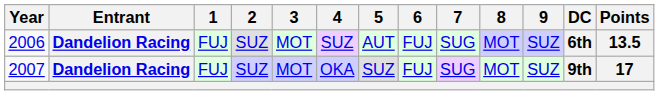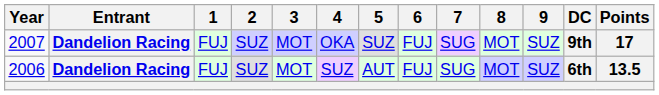rows swapped: (27, 43) <-> (27, 69)
